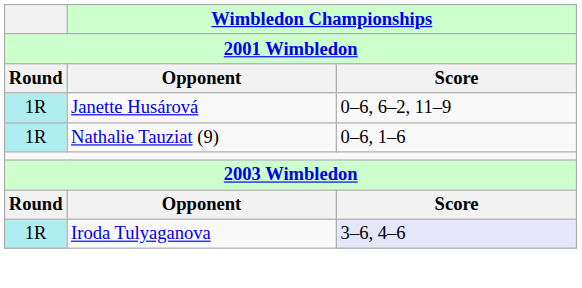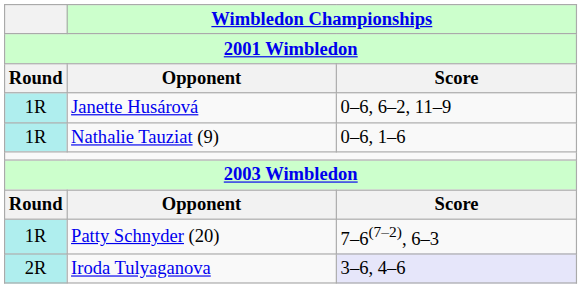+ row: (145, 236)
(36, 233) 1R -> (36, 268) 2R
